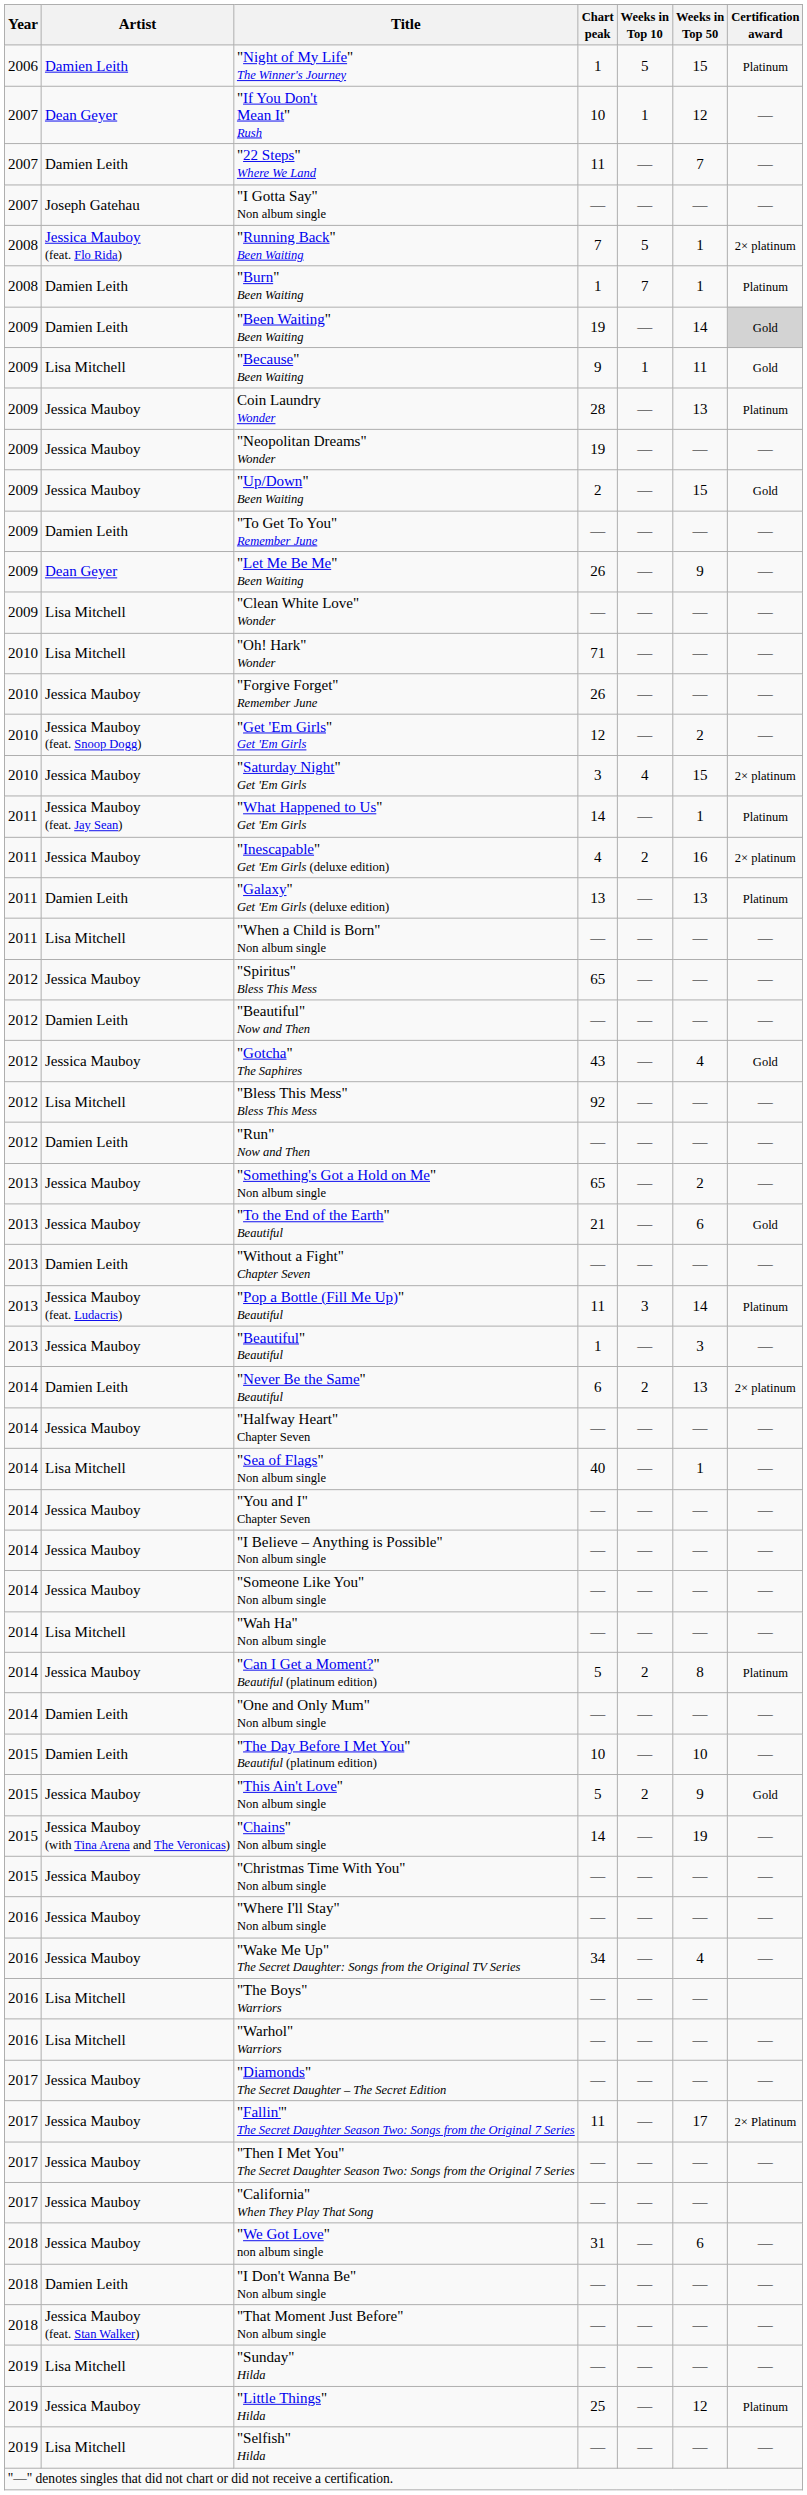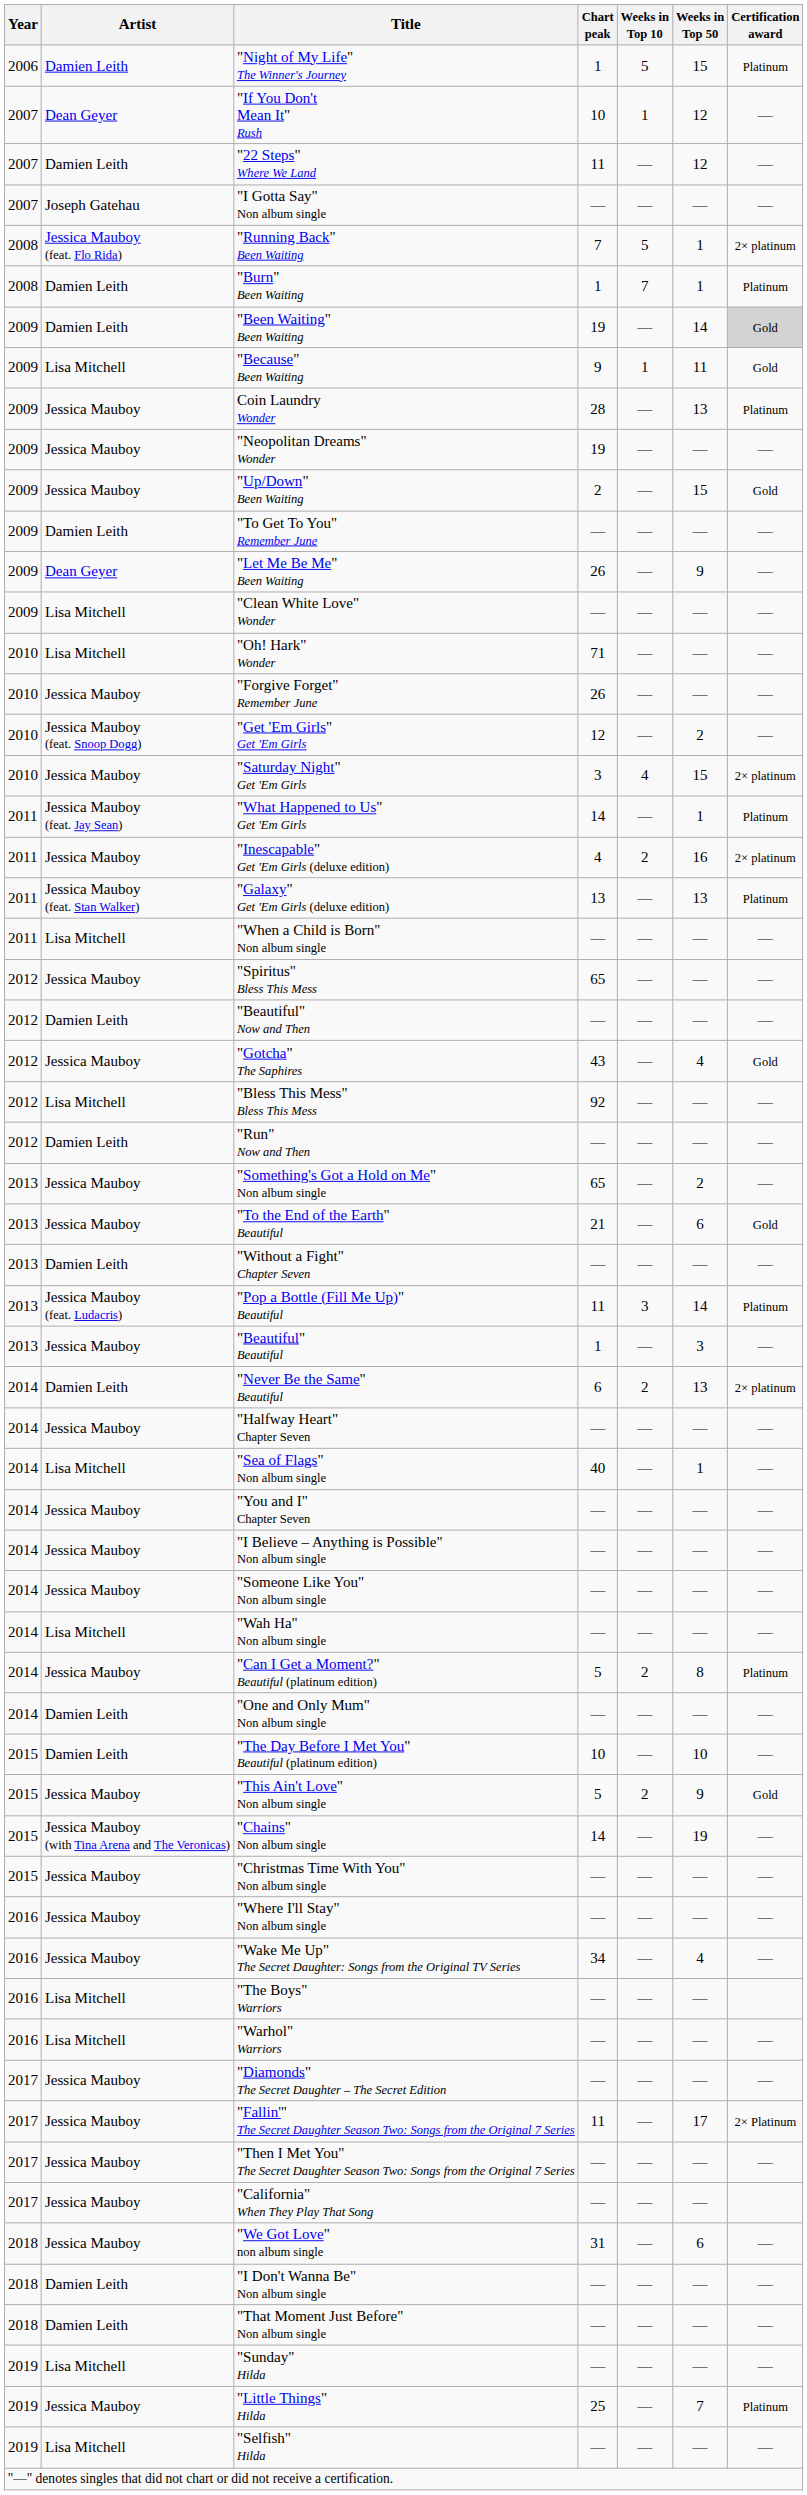(700, 164) 7 -> (700, 164) 12
(87, 898) Damien Leith -> (93, 898) Jessica Mauboy (feat. Stan Walker)
(93, 2325) Jessica Mauboy (feat. Stan Walker) -> (87, 2325) Damien Leith
(700, 2406) 12 -> (700, 2406) 7
